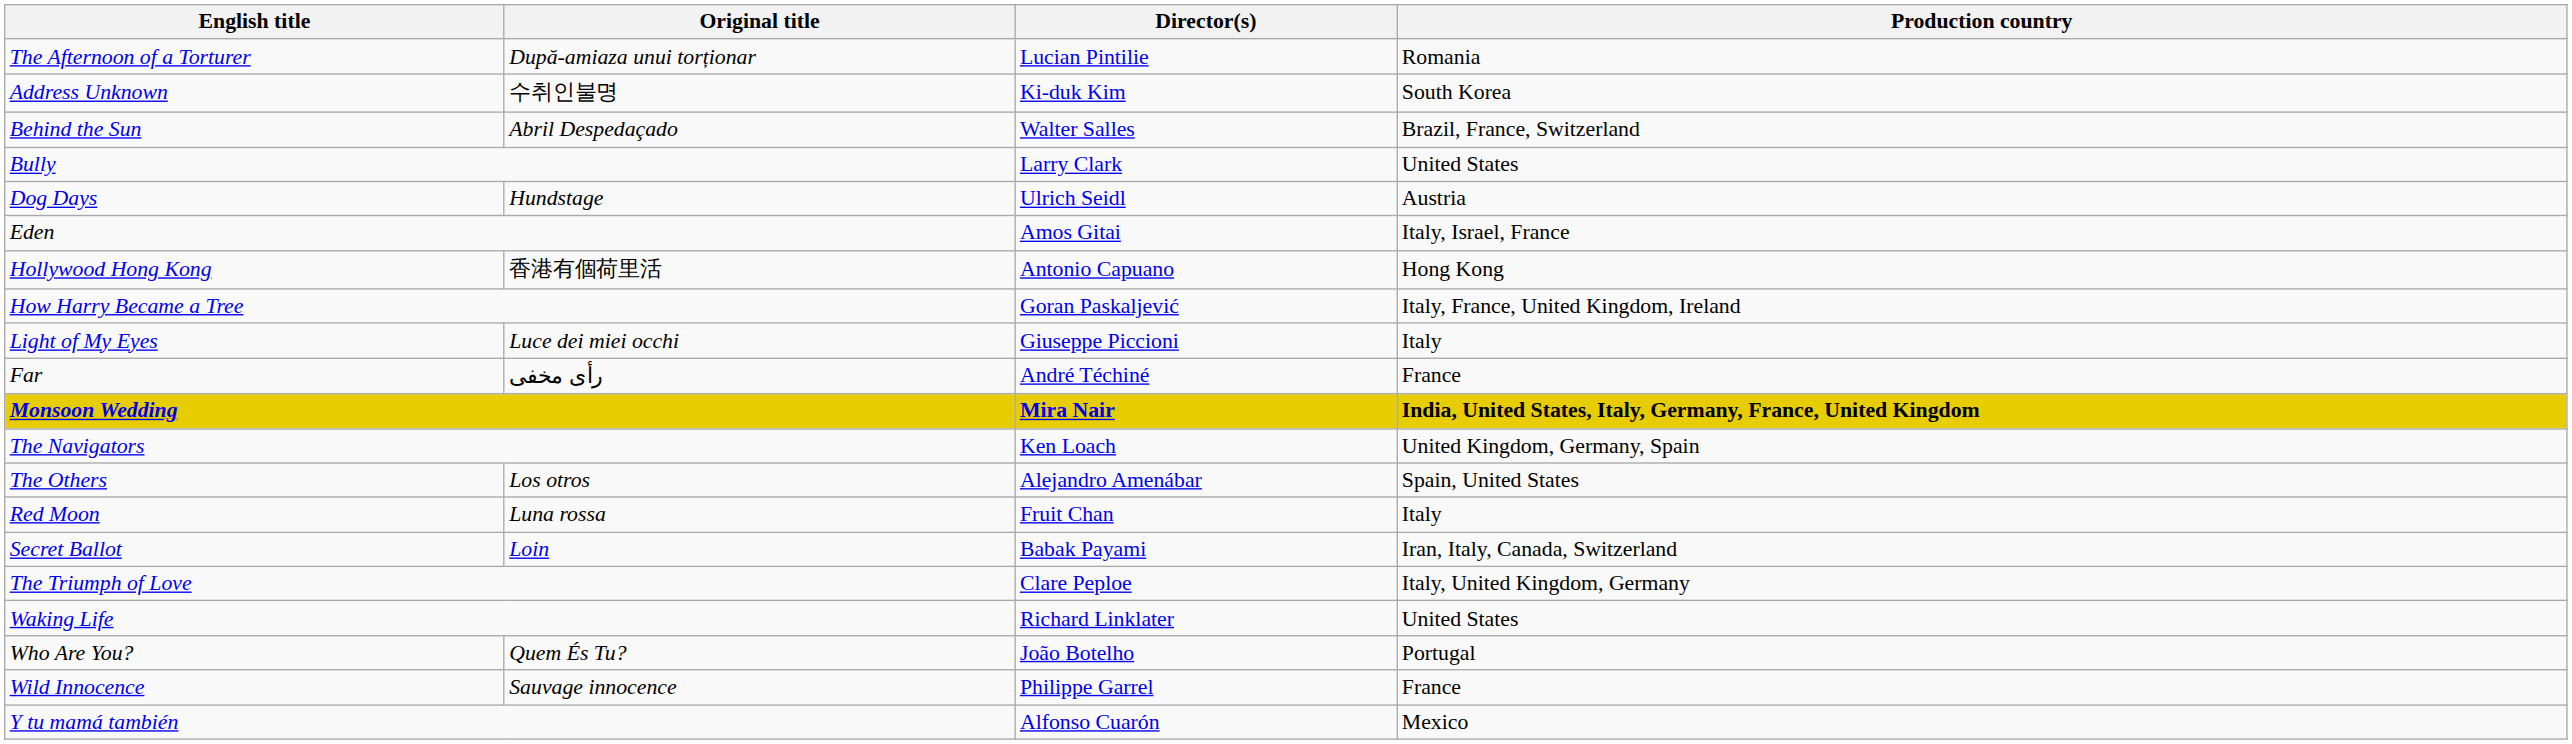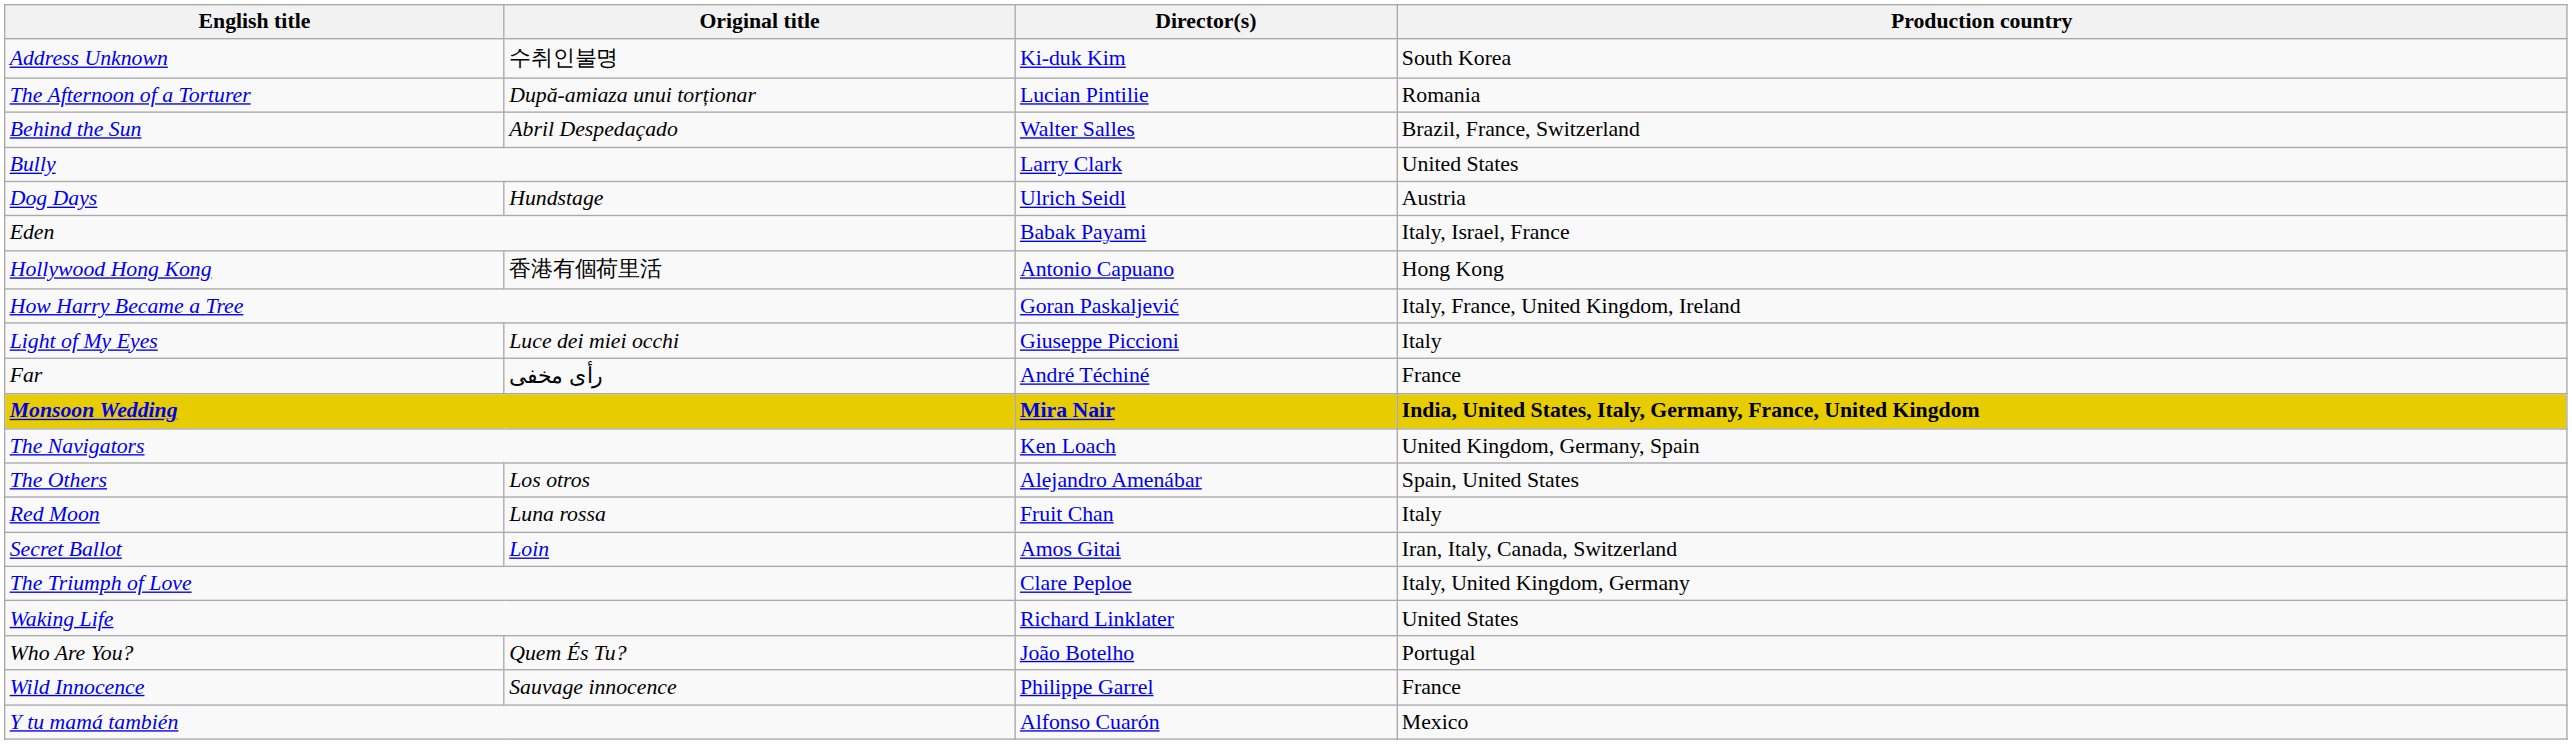rows swapped: (89, 92) <-> (130, 56)
(1070, 232) Amos Gitai -> (1083, 232) Babak Payami
(1083, 548) Babak Payami -> (1070, 548) Amos Gitai
